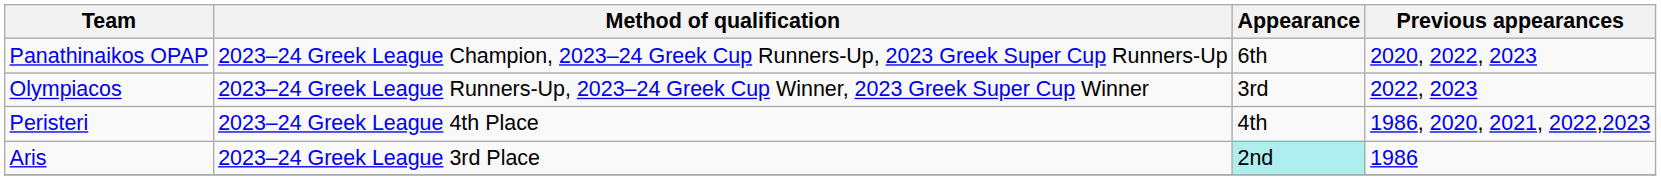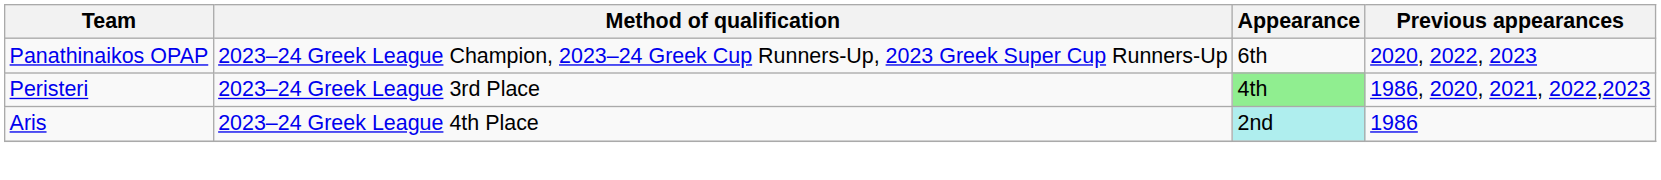- row: (66, 89)
(378, 123) 2023–24 Greek League 4th Place -> (379, 89) 2023–24 Greek League 3rd Place
(1252, 123) no background -> (1252, 89) lightgreen background
(379, 157) 2023–24 Greek League 3rd Place -> (378, 123) 2023–24 Greek League 4th Place
